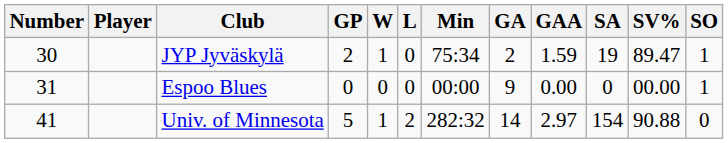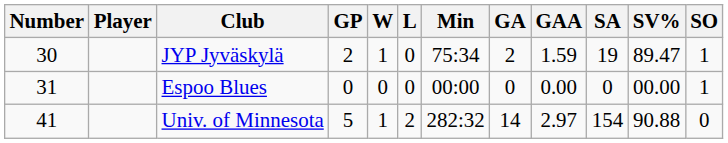(510, 87) 9 -> (510, 87) 0
